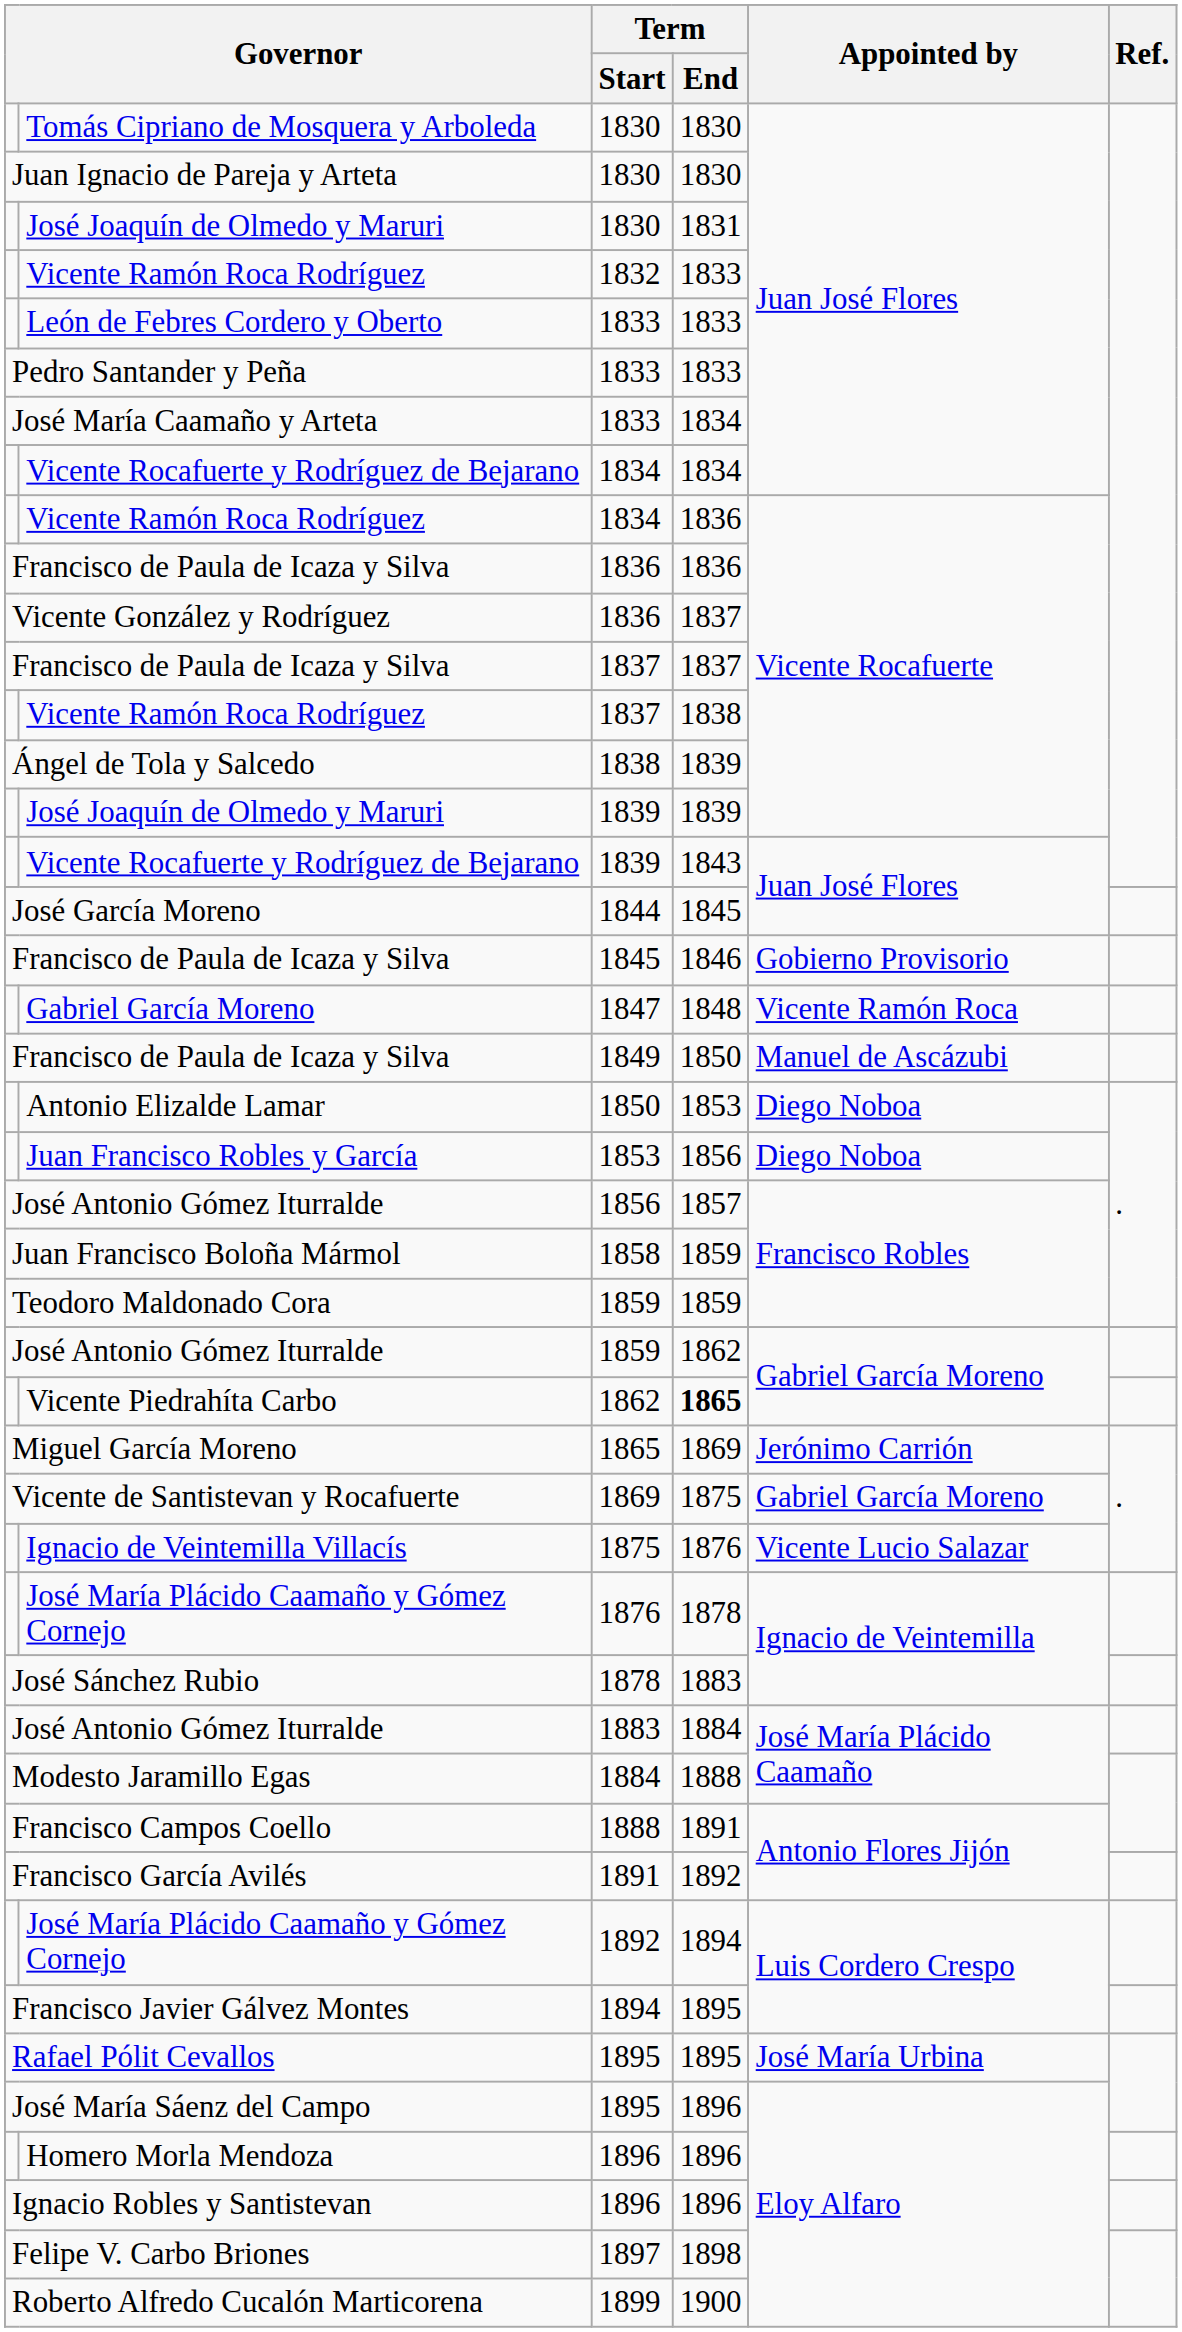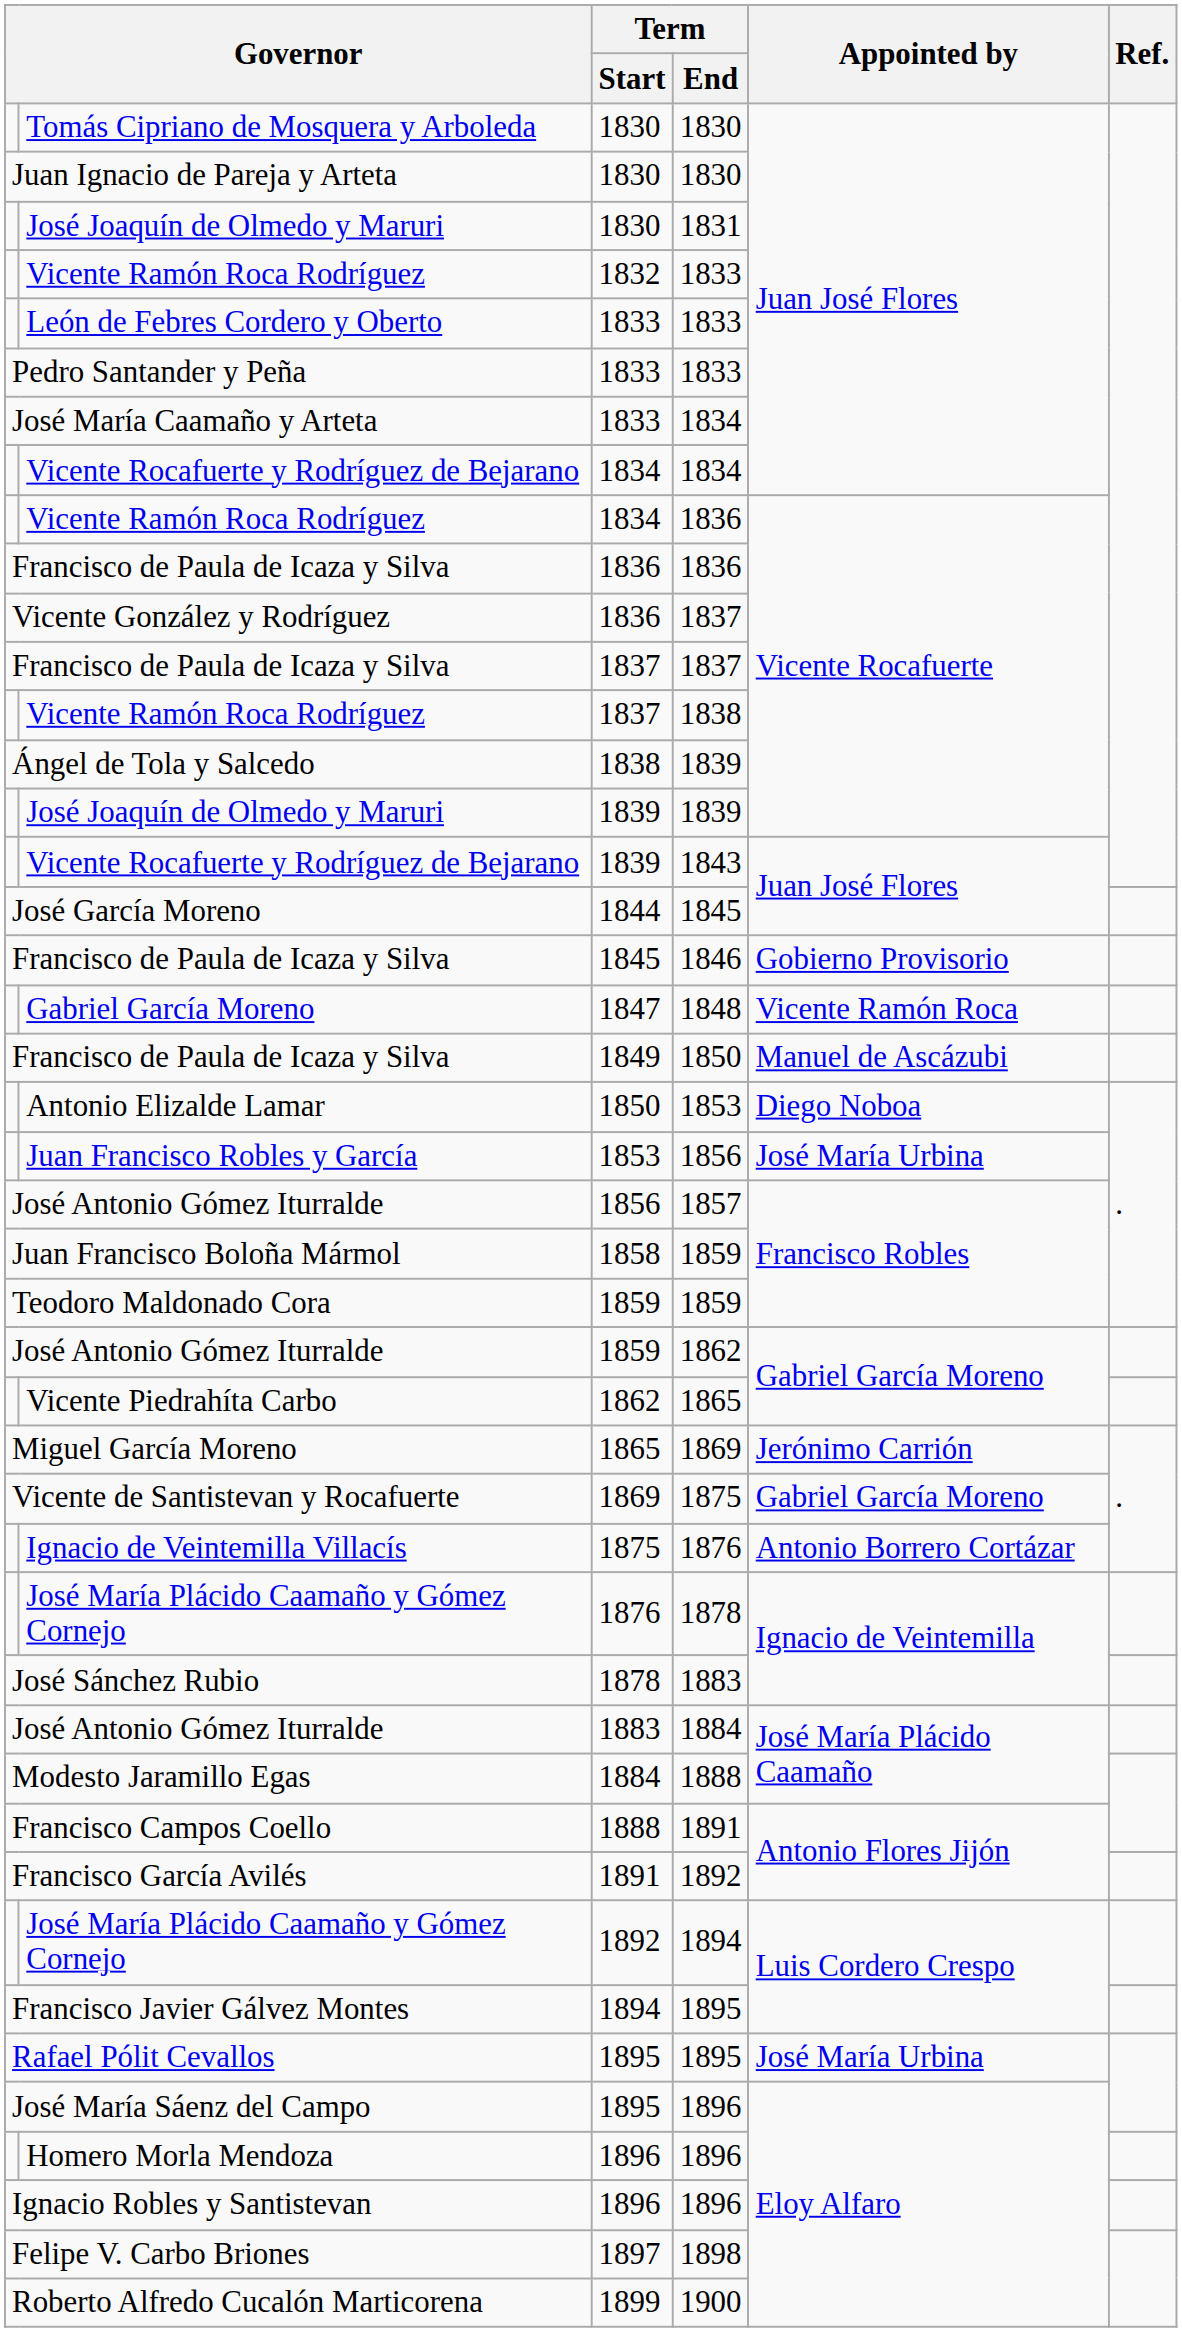(838, 1155) Diego Noboa -> (870, 1155) José María Urbina
(711, 1400) bold -> (711, 1400) normal
(892, 1547) Vicente Lucio Salazar -> (915, 1547) Antonio Borrero Cortázar
